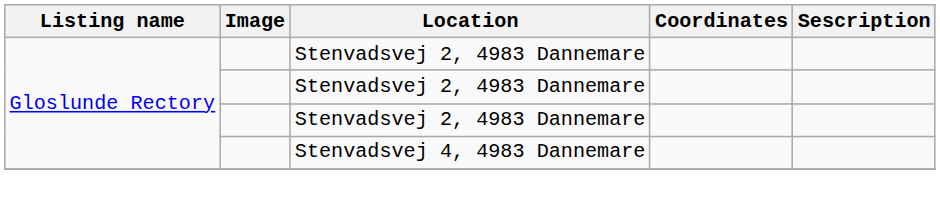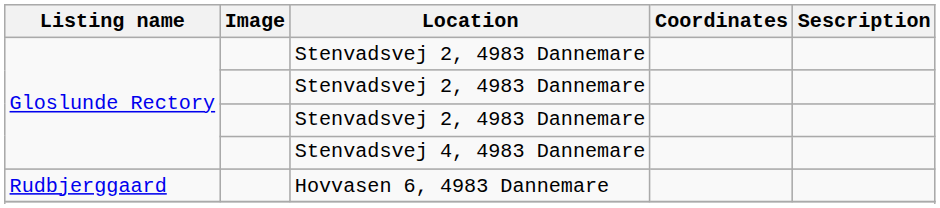+ row: (88, 185)
